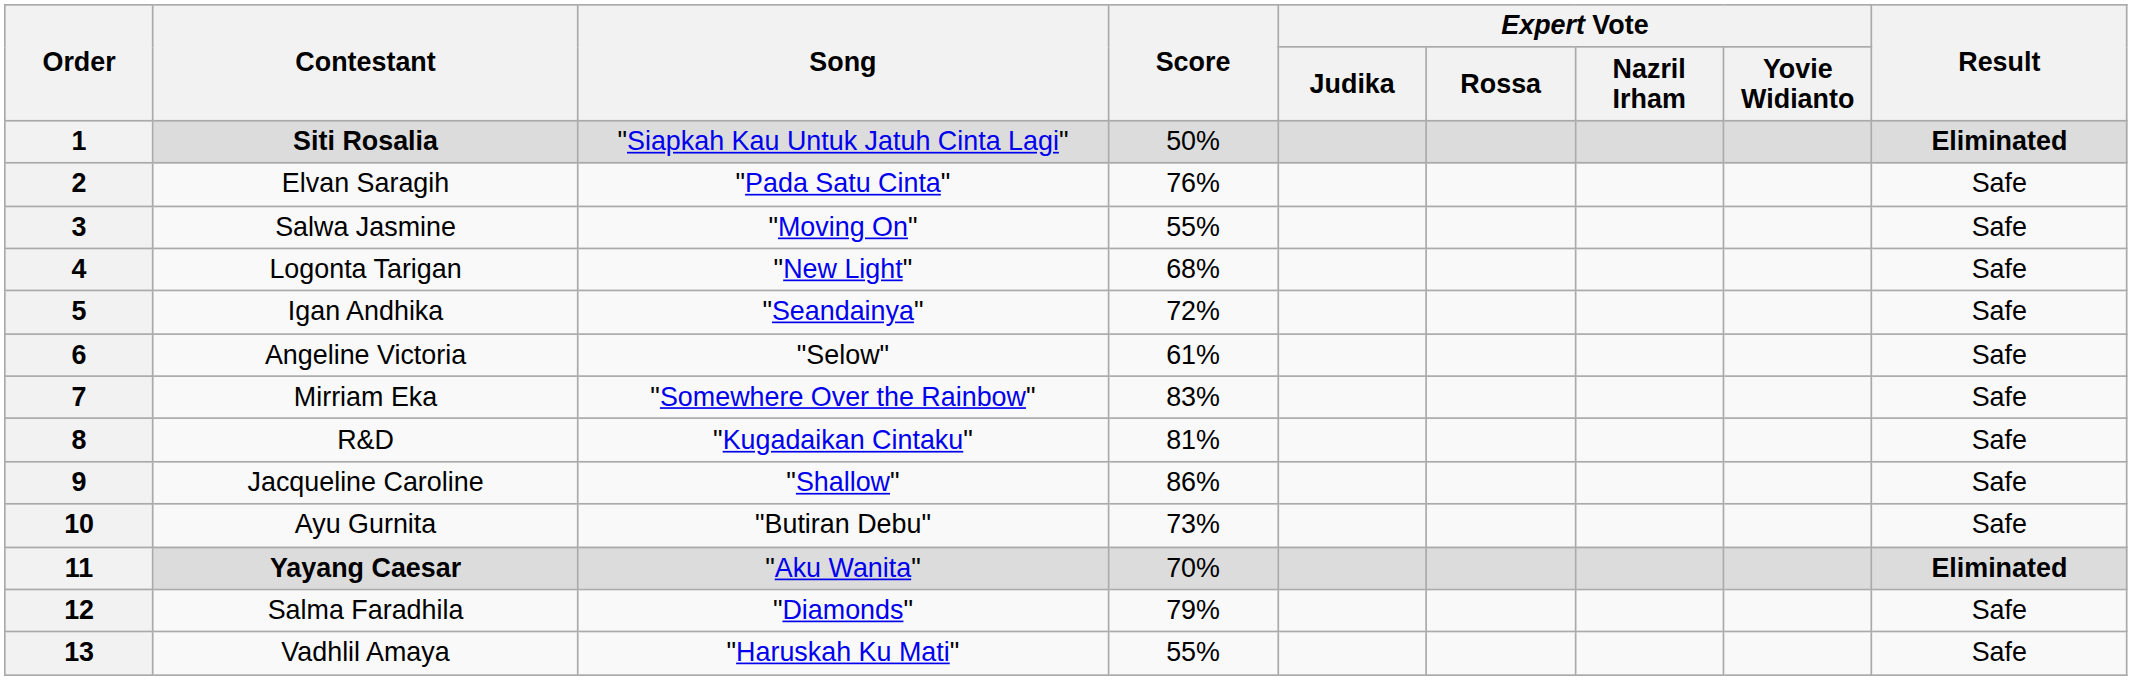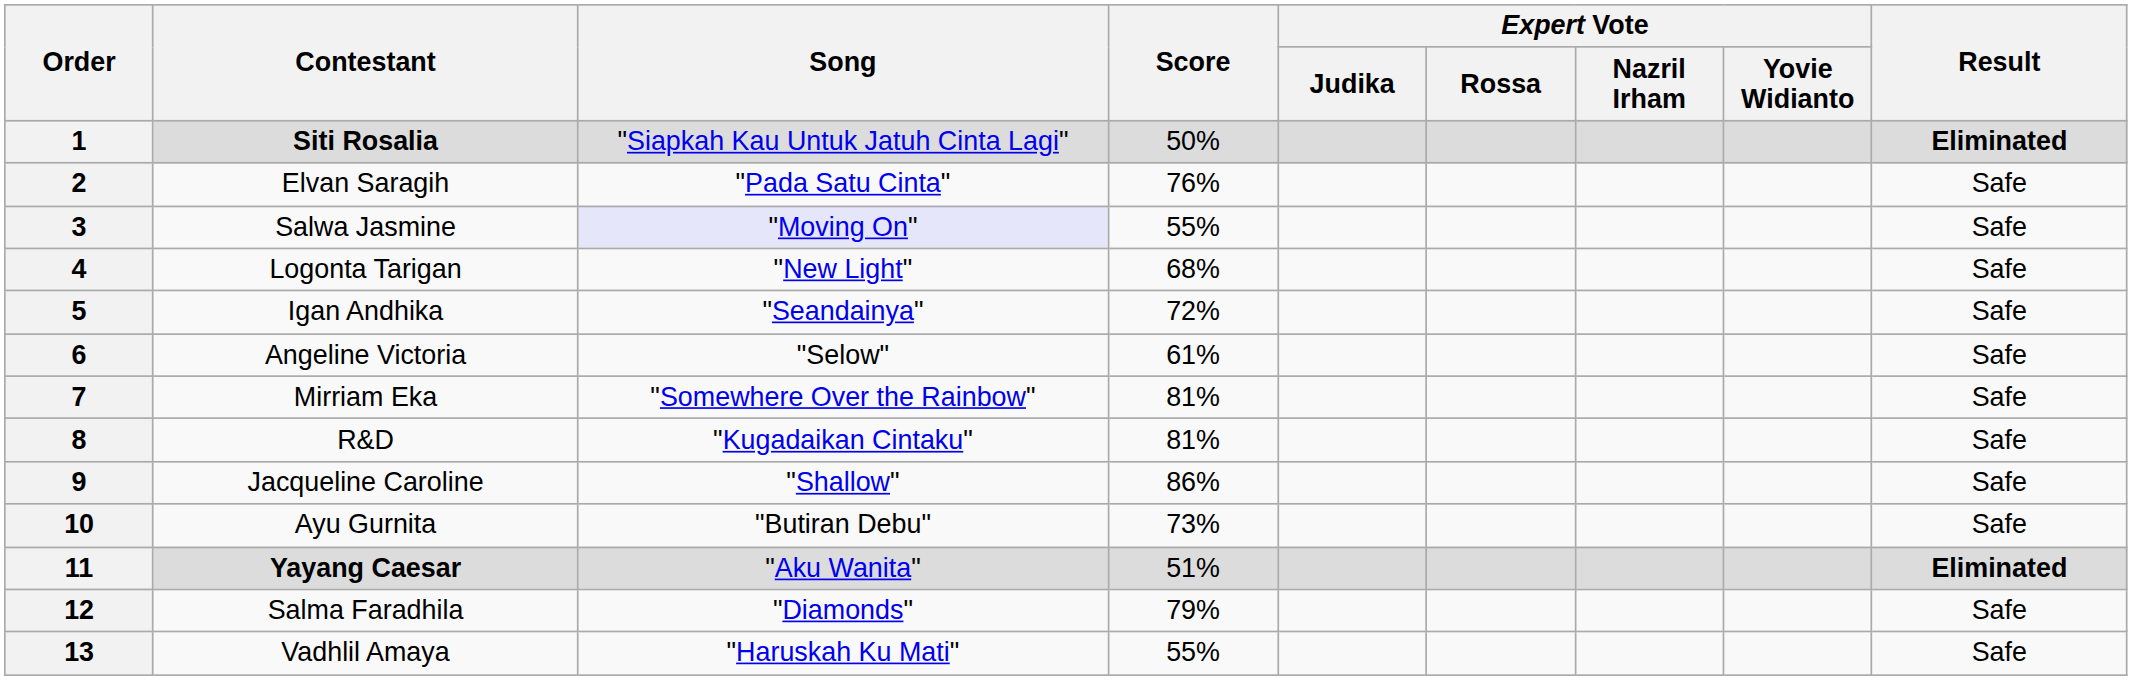(843, 226) no background -> (843, 226) lavender background
(1193, 397) 83% -> (1193, 397) 81%
(1193, 567) 70% -> (1193, 567) 51%
